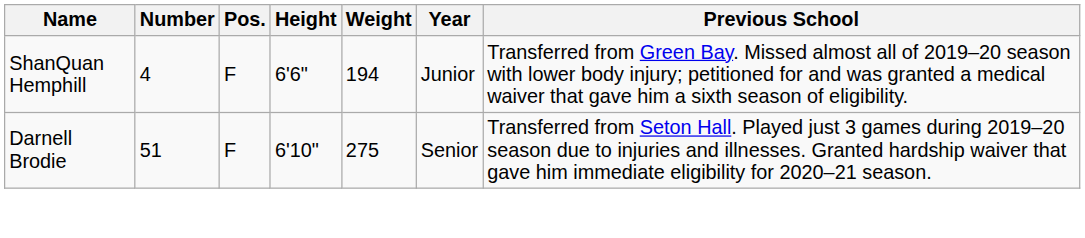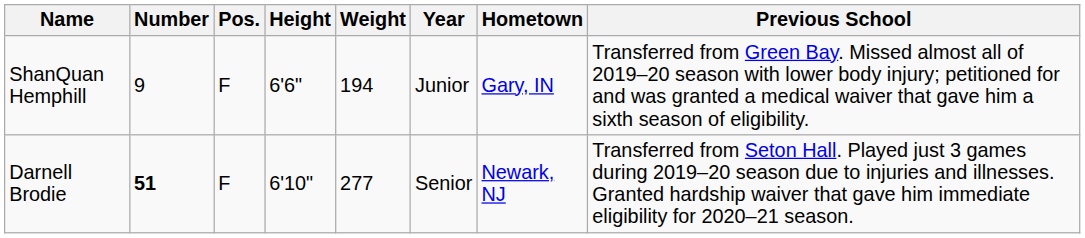+ column: (532, 20)
(145, 74) 4 -> (140, 85) 9
(151, 150) normal -> (145, 183) bold
(362, 150) 275 -> (357, 183) 277
